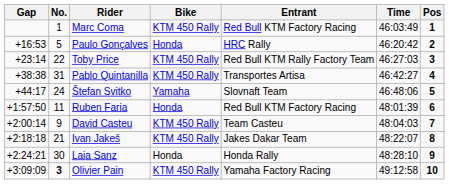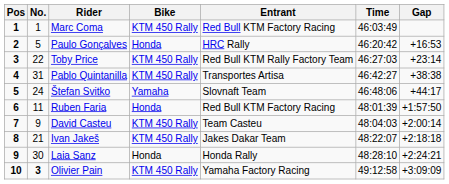columns swapped: (432, 12) <-> (26, 12)
